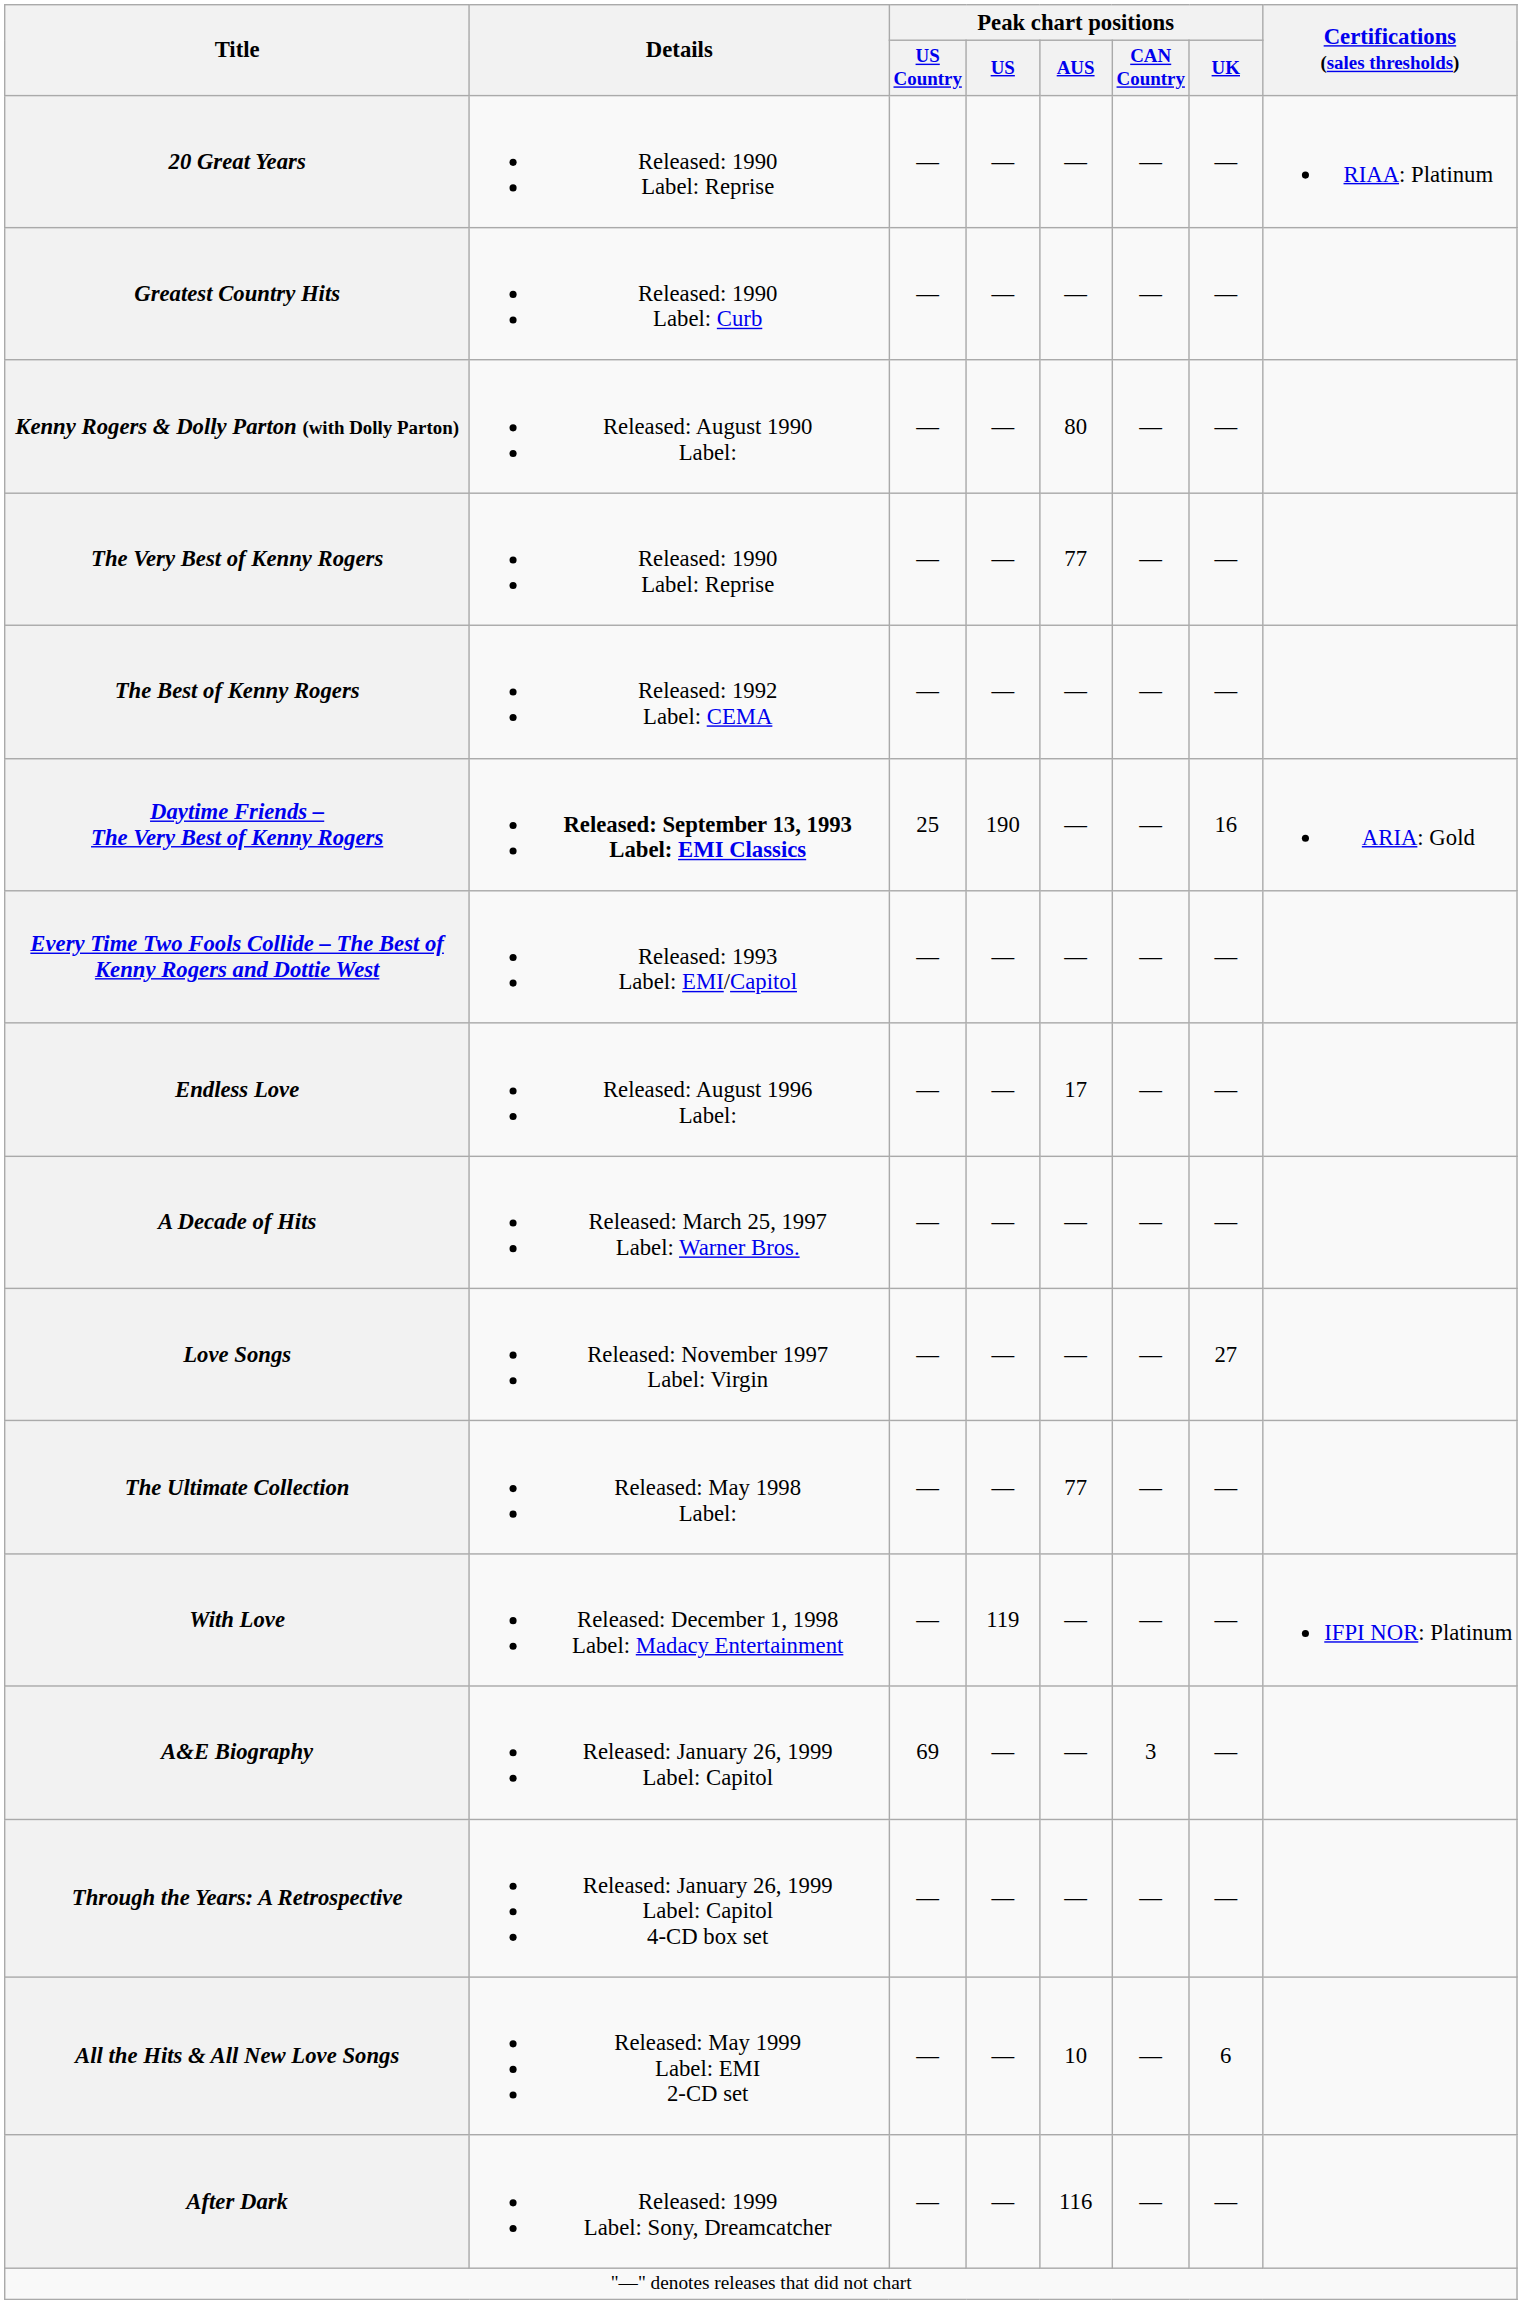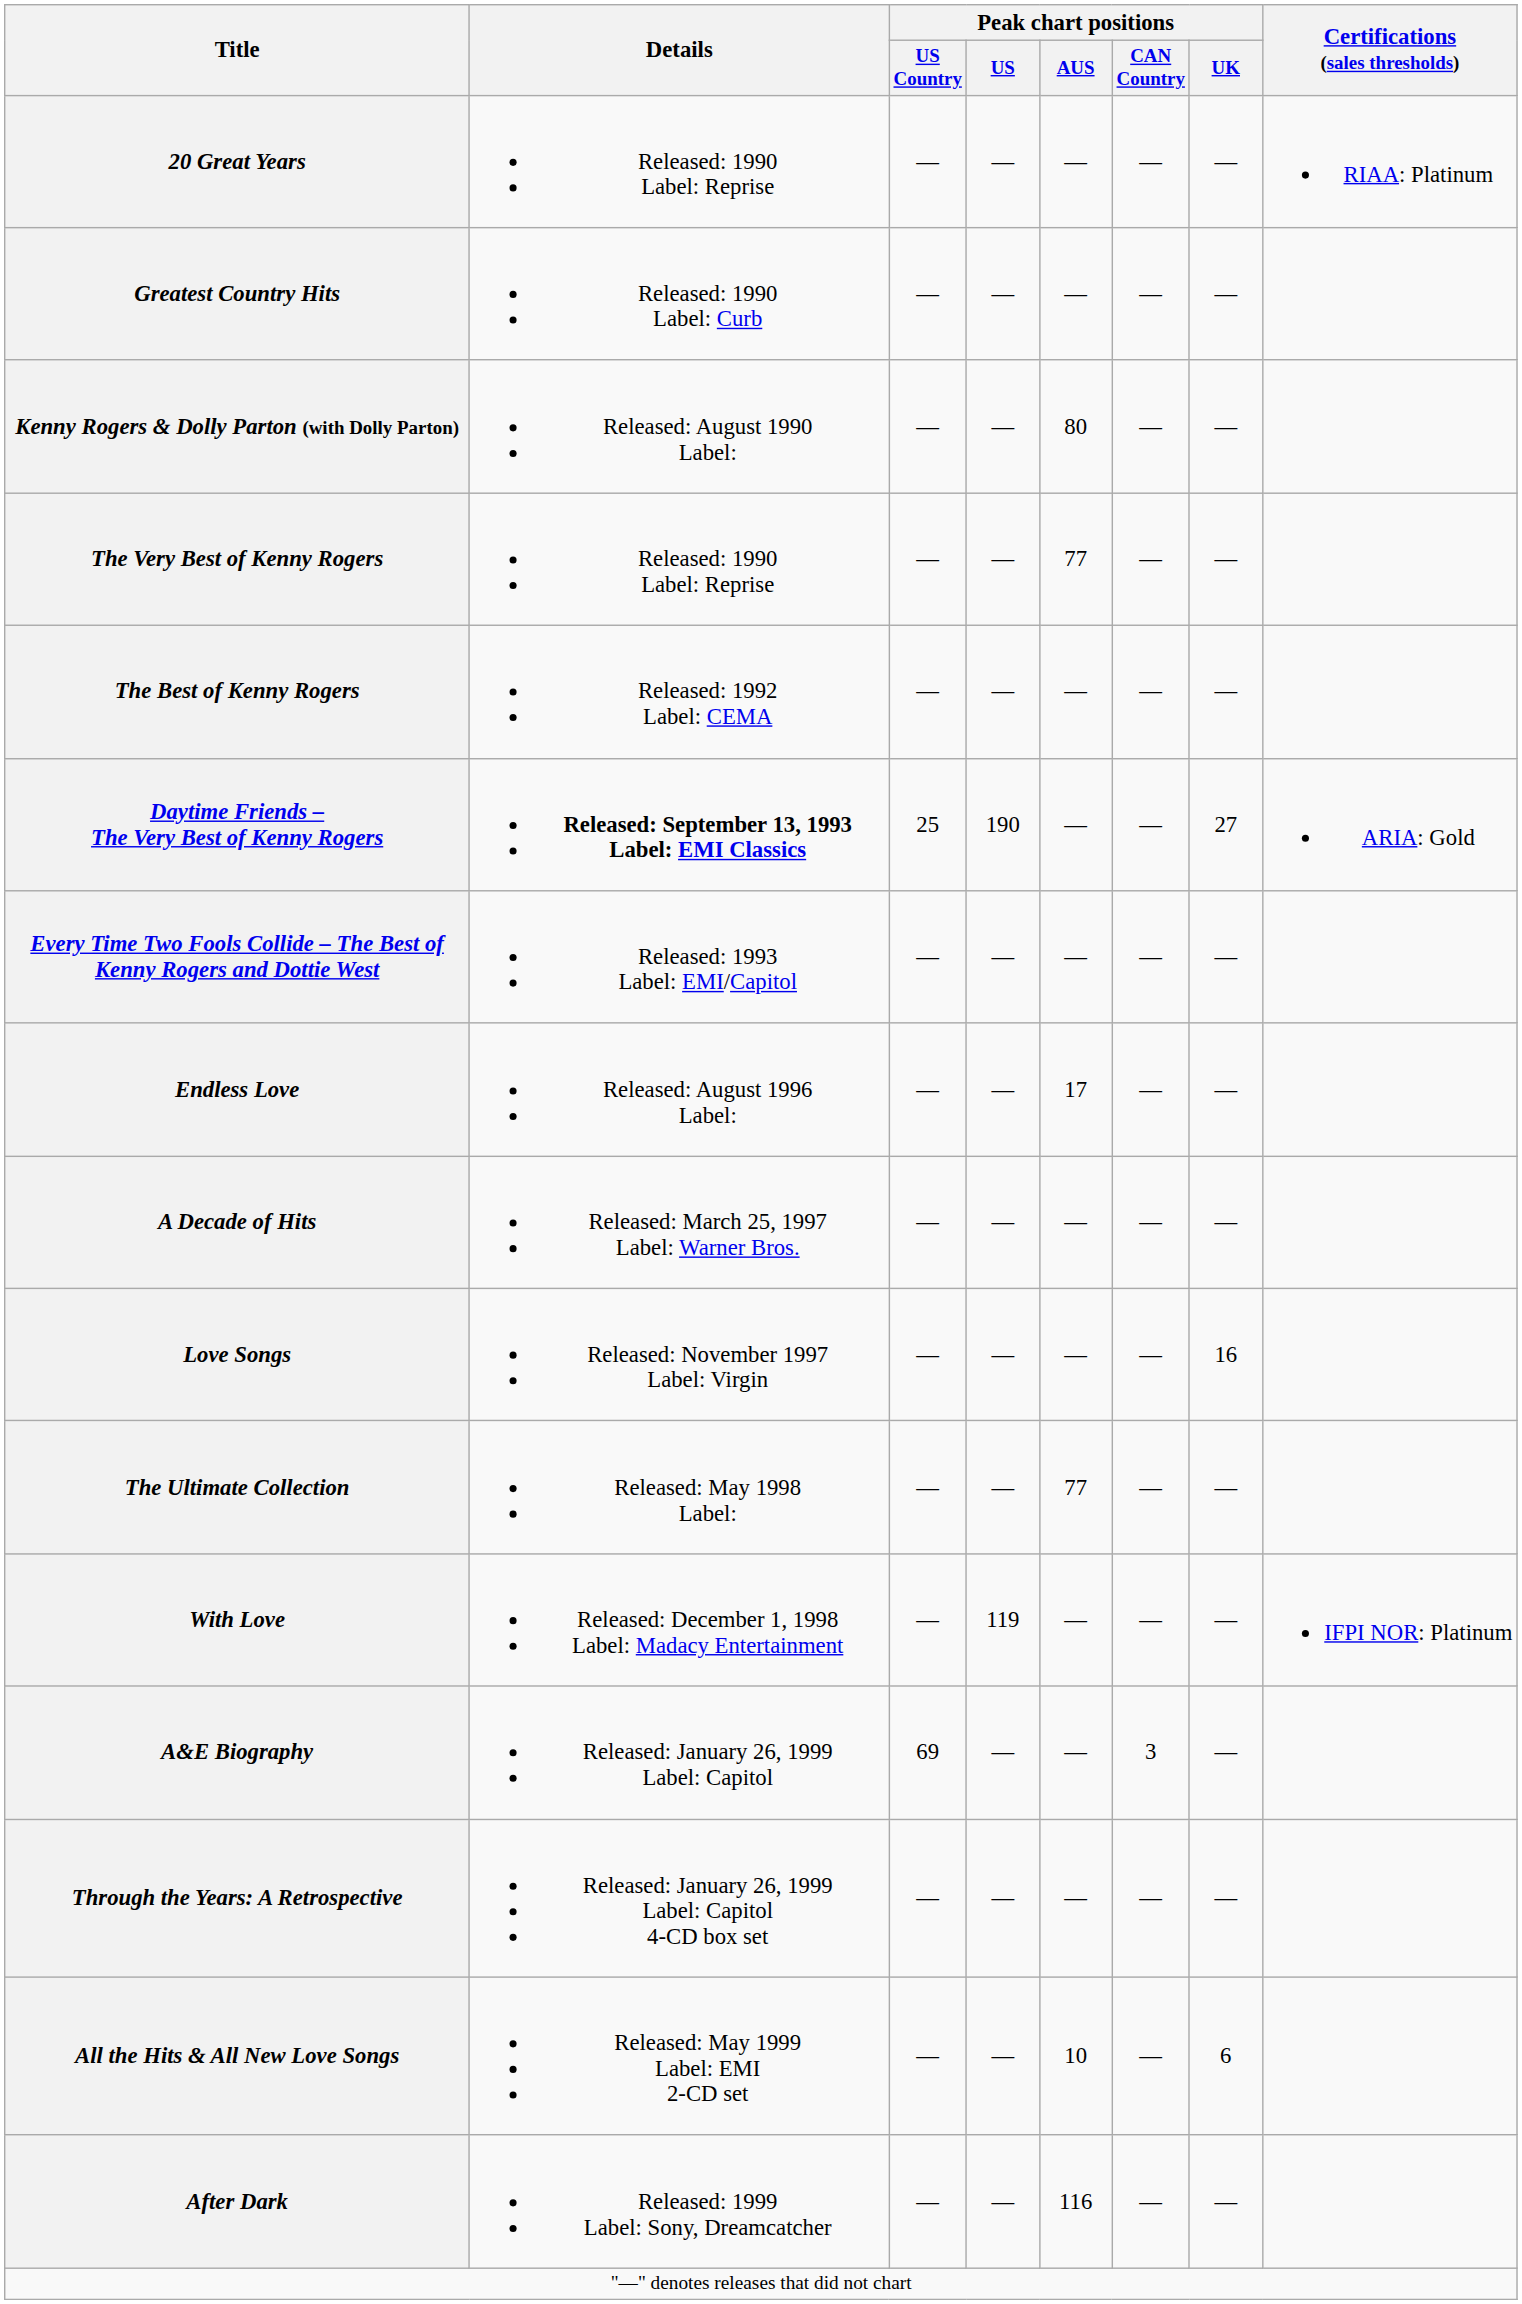(1226, 824) 16 -> (1226, 824) 27
(1226, 1354) 27 -> (1226, 1354) 16
